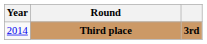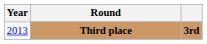(17, 30) 2014 -> (17, 30) 2013
